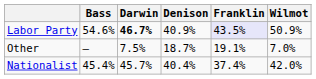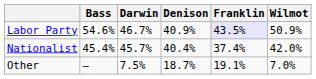(136, 30) bold -> (136, 30) normal
rows swapped: (42, 65) <-> (23, 48)
